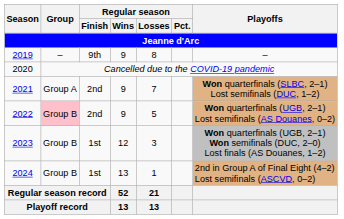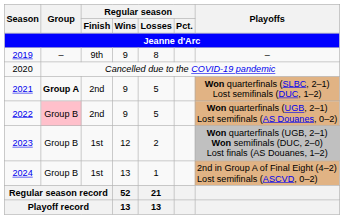(60, 89) normal -> (61, 89) bold
(154, 89) 7 -> (156, 89) 5
(154, 143) 3 -> (156, 143) 2
